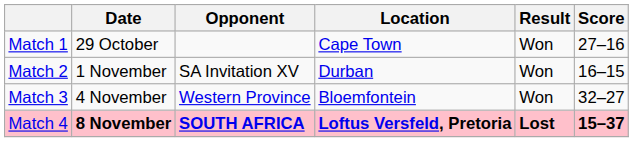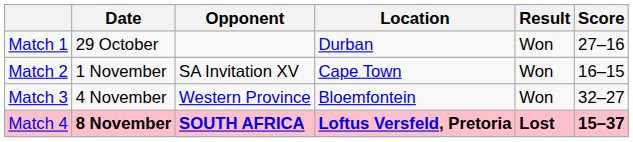(360, 44) Cape Town -> (346, 44) Durban
(346, 71) Durban -> (360, 71) Cape Town
